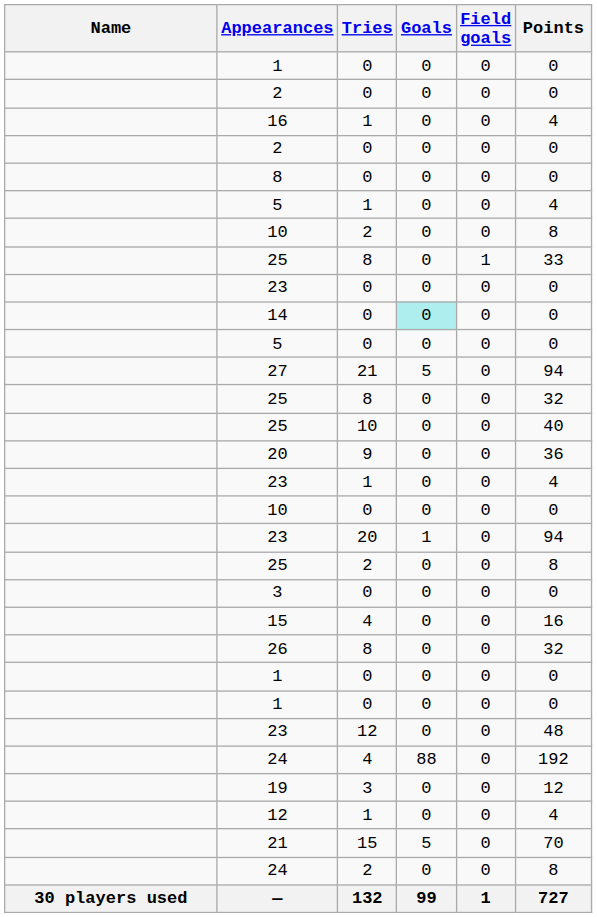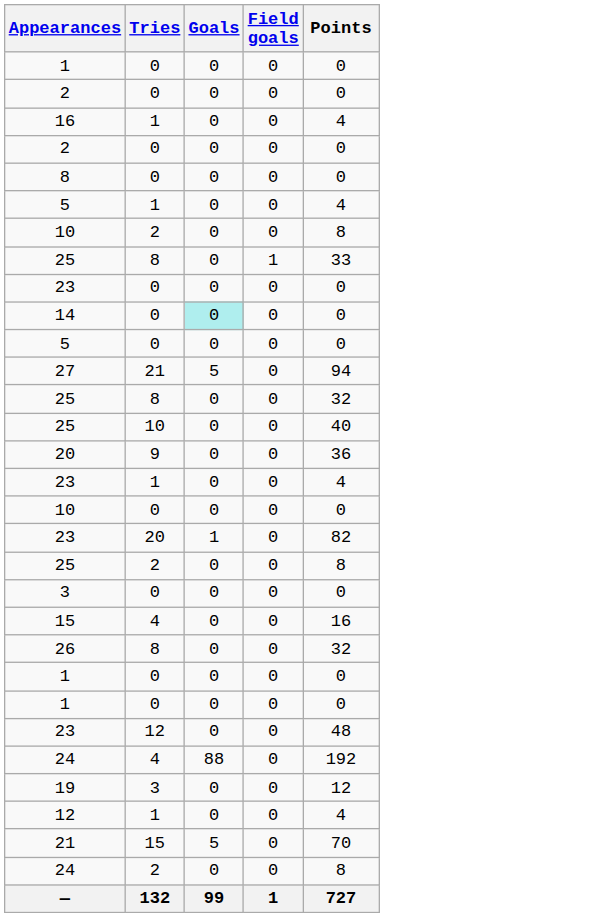- column: (111, 28)
(553, 538) 94 -> (341, 538) 82
